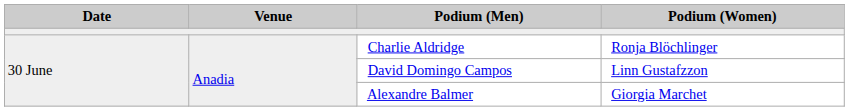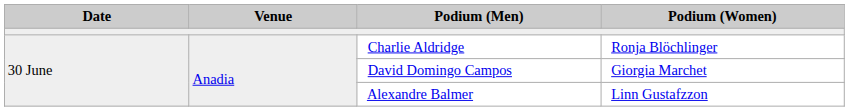(656, 70) Linn Gustafzzon -> (655, 70) Giorgia Marchet
(655, 94) Giorgia Marchet -> (656, 94) Linn Gustafzzon
